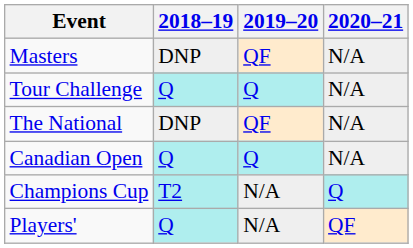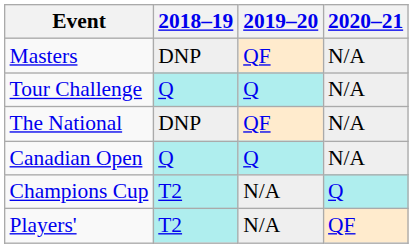(166, 225) Q -> (170, 225) T2
